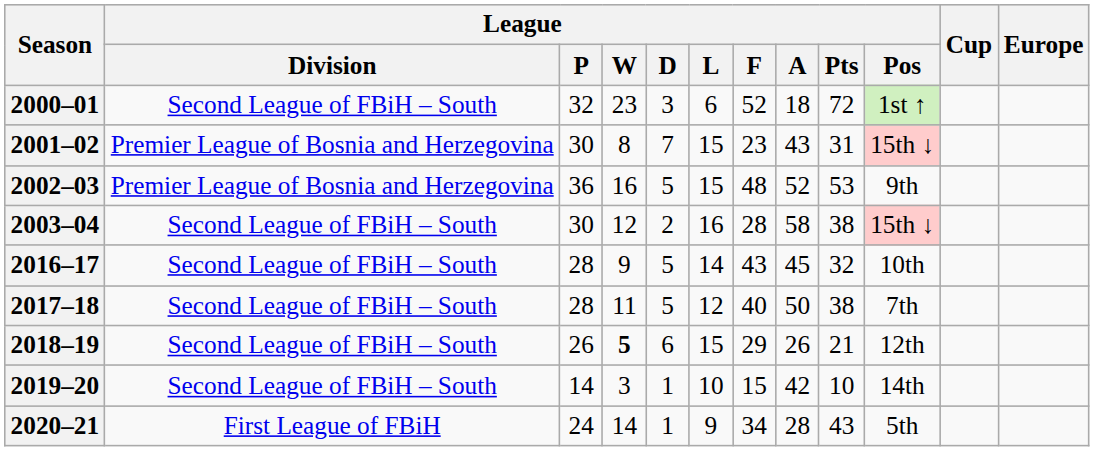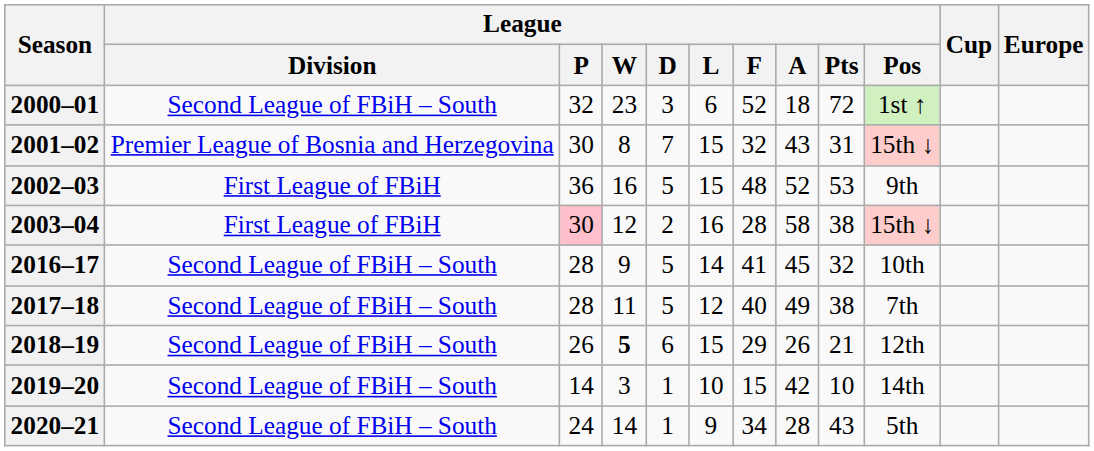(754, 144) 23 -> (754, 144) 32
(332, 184) Premier League of Bosnia and Herzegovina -> (332, 184) First League of FBiH
(332, 225) Second League of FBiH – South -> (332, 225) First League of FBiH
(581, 225) no background -> (581, 225) pink background
(754, 265) 43 -> (754, 265) 41
(797, 305) 50 -> (797, 305) 49
(332, 425) First League of FBiH -> (332, 425) Second League of FBiH – South
